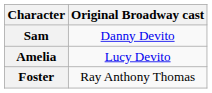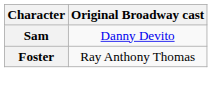- row: (36, 56)
